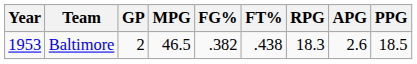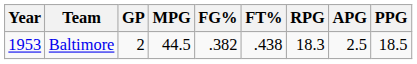(176, 45) 46.5 -> (176, 45) 44.5
(357, 45) 2.6 -> (357, 45) 2.5
